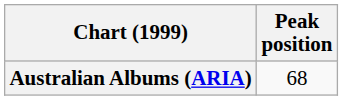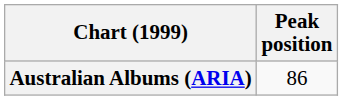(297, 77) 68 -> (297, 77) 86
